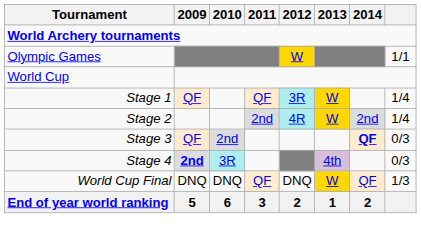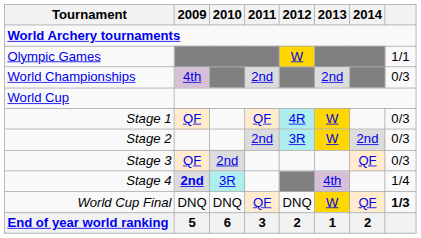+ row: (71, 77)
(297, 98) 3R -> (297, 118) 4R
(400, 98) 1/4 -> (400, 118) 0/3
(297, 118) 4R -> (297, 139) 3R
(400, 118) 1/4 -> (400, 139) 0/3
(368, 139) bold -> (368, 160) normal
(400, 160) 0/3 -> (400, 181) 1/4
(400, 181) normal -> (400, 202) bold
